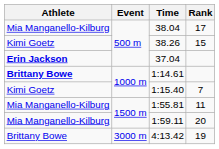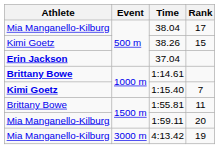(31, 90) normal -> (32, 90) bold
(58, 105) Mia Manganello-Kilburg -> (37, 105) Brittany Bowe
(37, 136) Brittany Bowe -> (58, 136) Mia Manganello-Kilburg
